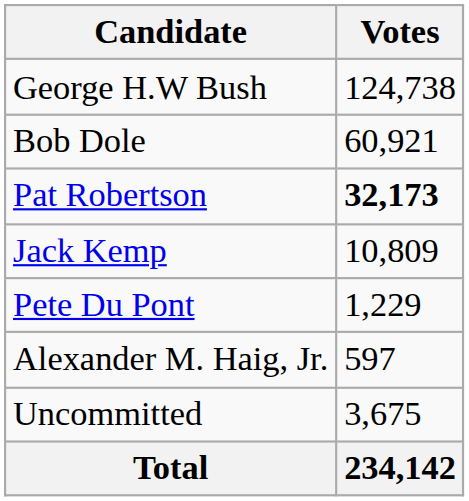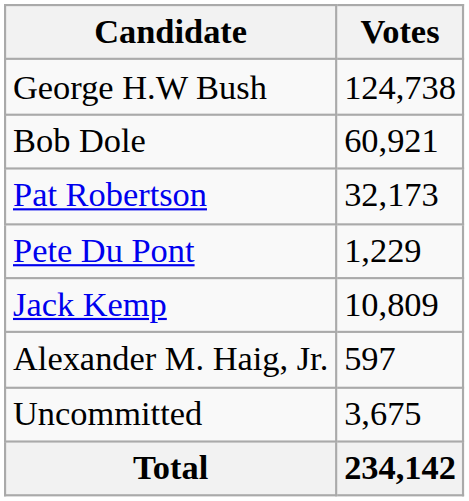(391, 195) bold -> (391, 195) normal
rows swapped: (90, 250) <-> (104, 304)
